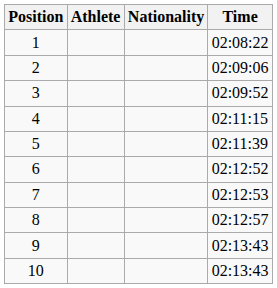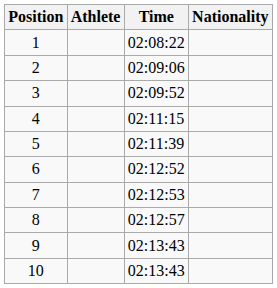columns swapped: (166, 17) <-> (240, 17)
